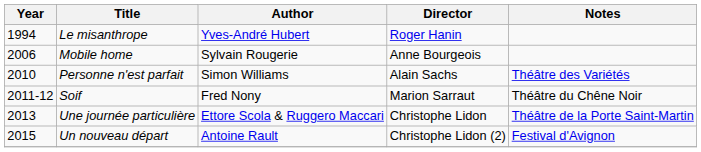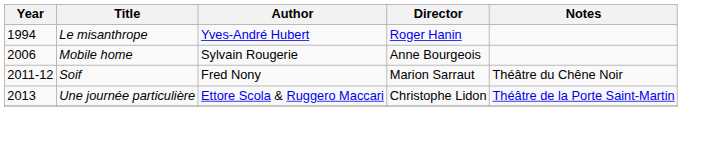- row: (121, 75)
- row: (114, 136)
